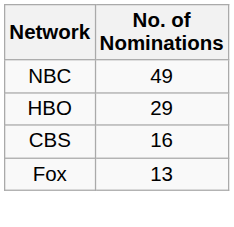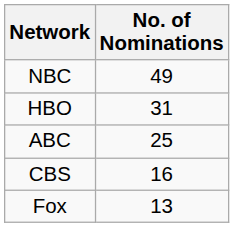(162, 108) 29 -> (162, 108) 31
+ row: (50, 141)
